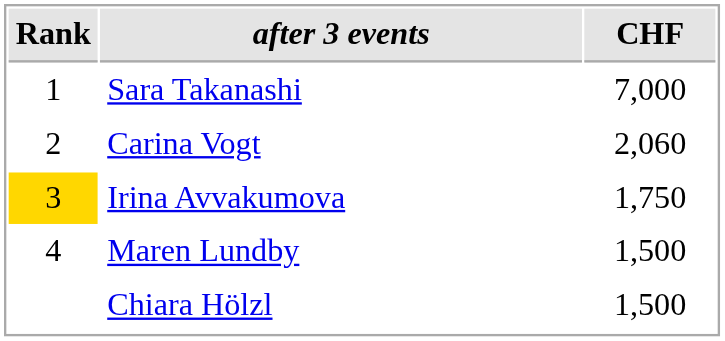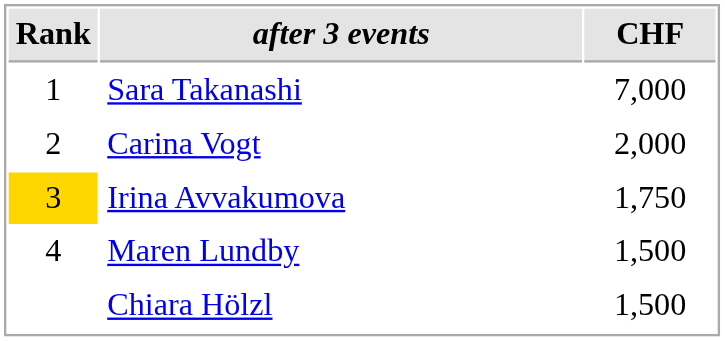(650, 143) 2,060 -> (650, 143) 2,000
